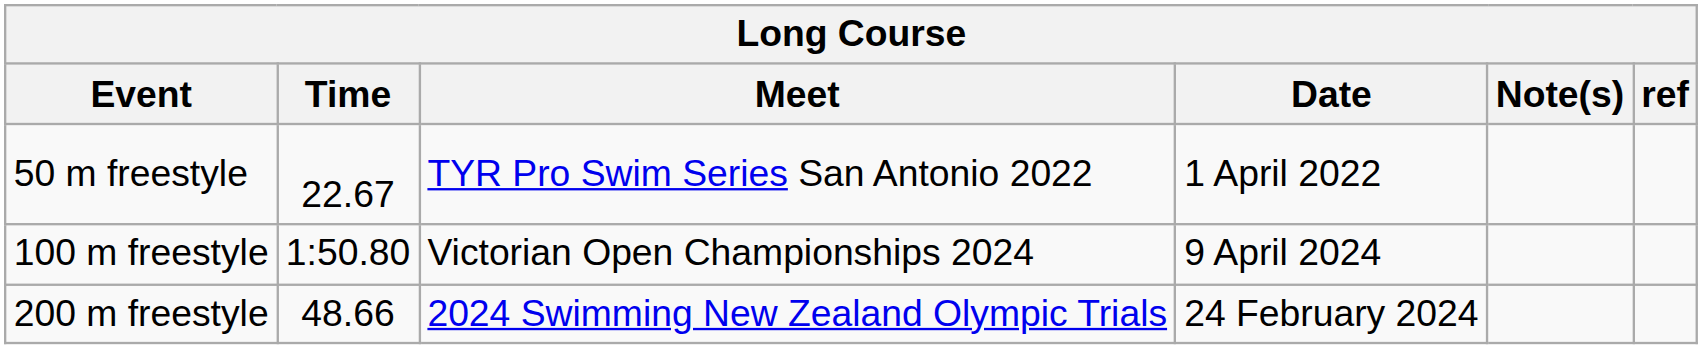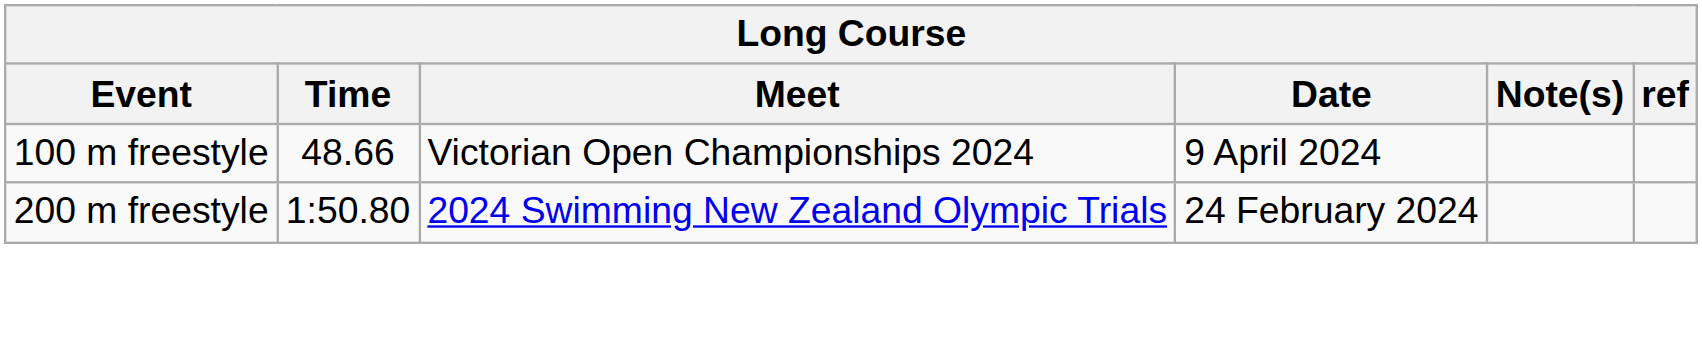- row: (131, 173)
(348, 253) 1:50.80 -> (348, 152) 48.66
(348, 312) 48.66 -> (348, 211) 1:50.80
